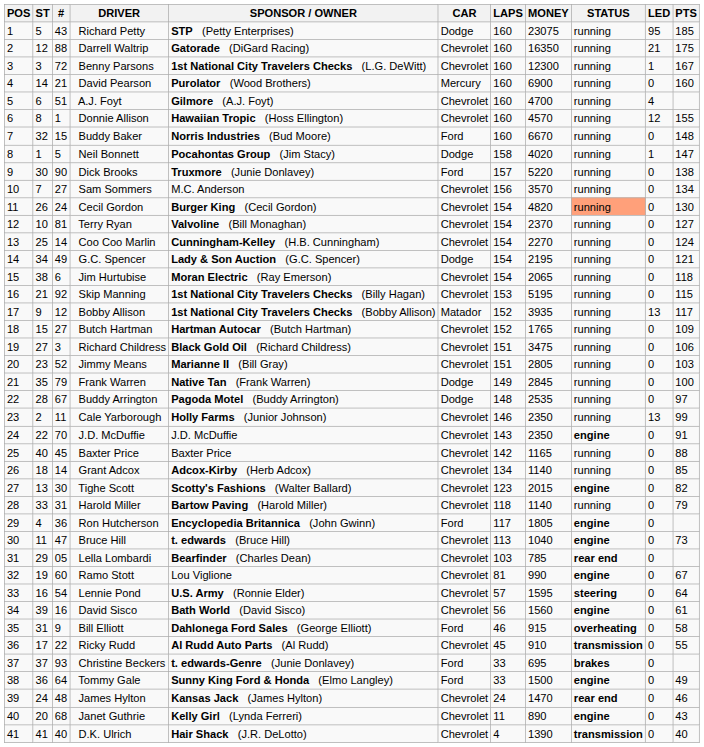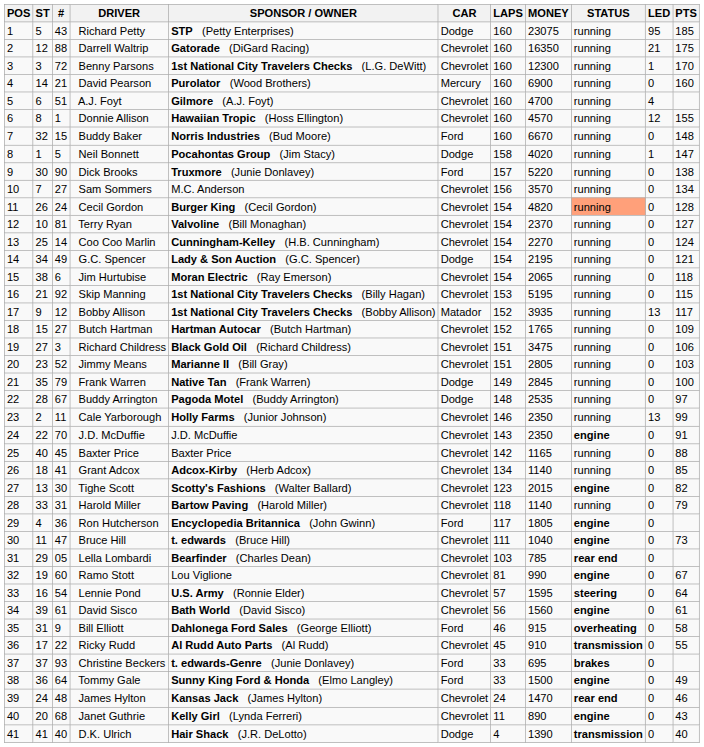(685, 66) 167 -> (685, 66) 170
(685, 207) 130 -> (685, 207) 128
(61, 470) 14 -> (61, 470) 41
(502, 540) 113 -> (502, 540) 111
(61, 611) 16 -> (61, 611) 61
(464, 734) Chevrolet -> (457, 734) Dodge
